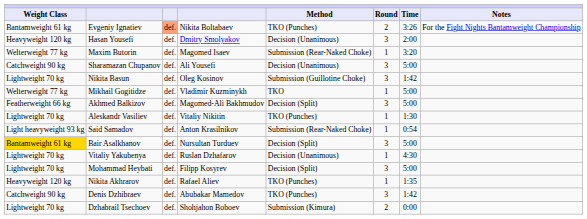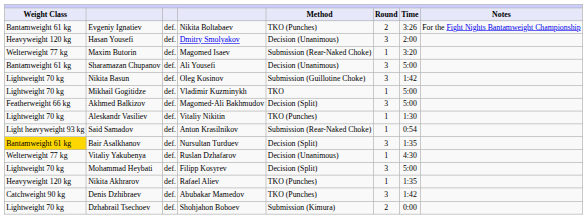(170, 27) lightsalmon background -> (170, 27) no background
(36, 65) Catchweight 90 kg -> (39, 65) Bantamweight 61 kg
(37, 91) Welterweight 77 kg -> (35, 91) Lightweight 70 kg
(410, 143) 5:00 -> (410, 143) 1:35
(35, 155) Lightweight 70 kg -> (37, 155) Welterweight 77 kg
